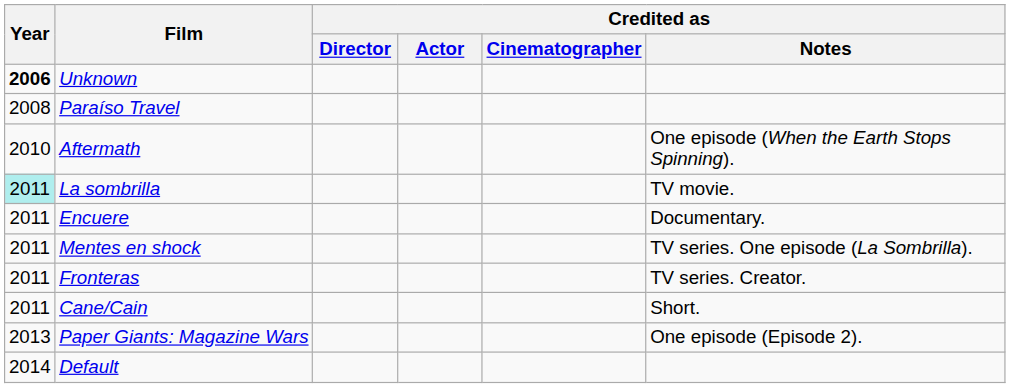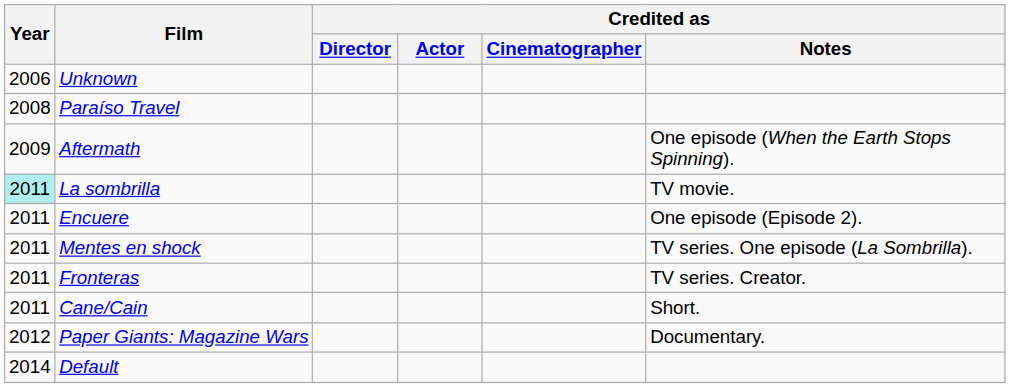(30, 78) bold -> (30, 78) normal
(30, 148) 2010 -> (30, 148) 2009
(708, 218) Documentary. -> (756, 218) One episode (Episode 2).
(30, 337) 2013 -> (30, 337) 2012
(756, 337) One episode (Episode 2). -> (708, 337) Documentary.
